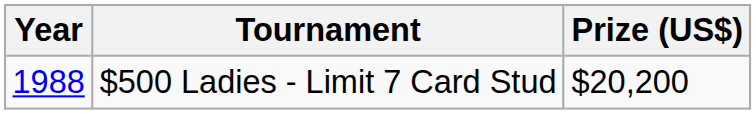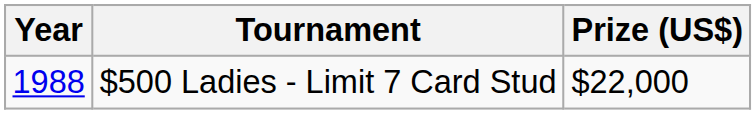(630, 81) $20,200 -> (630, 81) $22,000
